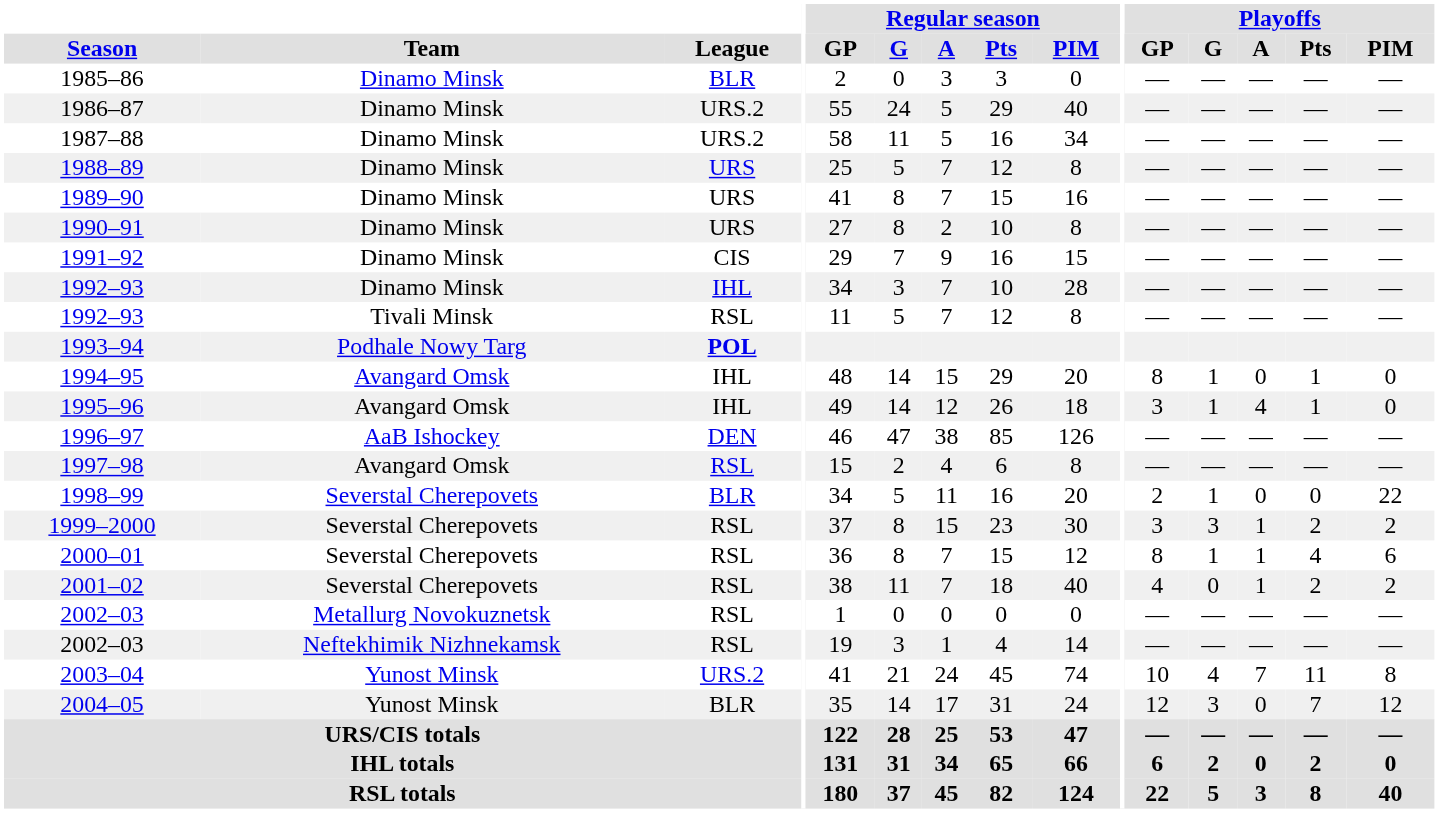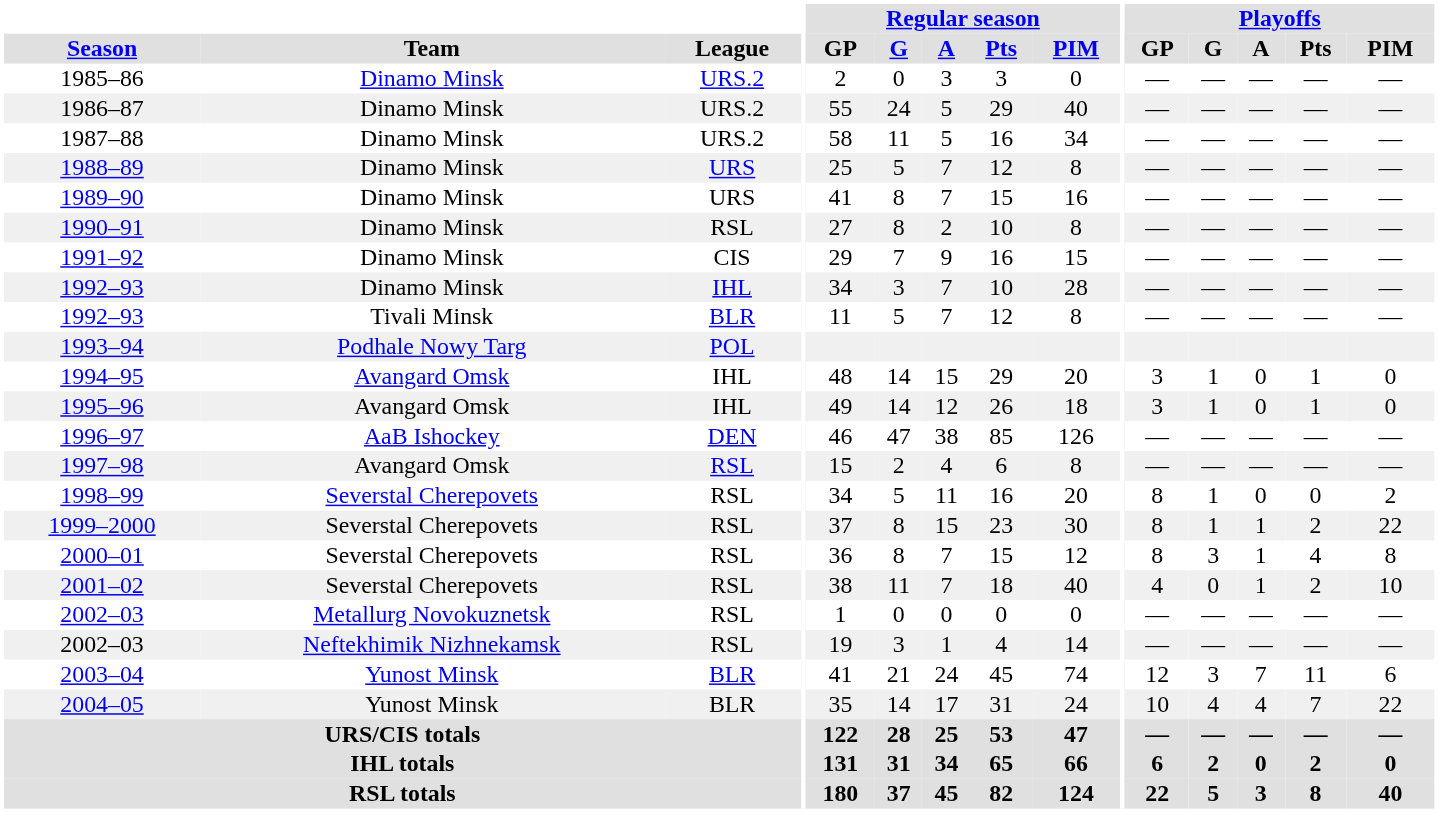(732, 78) BLR -> (732, 78) URS.2
(732, 227) URS -> (732, 227) RSL
(732, 316) RSL -> (732, 316) BLR
(732, 346) bold -> (732, 346) normal
(1157, 376) 8 -> (1157, 376) 3
(1261, 406) 4 -> (1261, 406) 0
(732, 495) BLR -> (732, 495) RSL
(1157, 495) 2 -> (1157, 495) 8
(1390, 495) 22 -> (1390, 495) 2
(1157, 525) 3 -> (1157, 525) 8
(1213, 525) 3 -> (1213, 525) 1
(1390, 525) 2 -> (1390, 525) 22
(1213, 555) 1 -> (1213, 555) 3
(1390, 555) 6 -> (1390, 555) 8
(1390, 584) 2 -> (1390, 584) 10
(732, 674) URS.2 -> (732, 674) BLR
(1157, 674) 10 -> (1157, 674) 12
(1213, 674) 4 -> (1213, 674) 3
(1390, 674) 8 -> (1390, 674) 6
(1157, 704) 12 -> (1157, 704) 10
(1213, 704) 3 -> (1213, 704) 4
(1261, 704) 0 -> (1261, 704) 4
(1390, 704) 12 -> (1390, 704) 22
